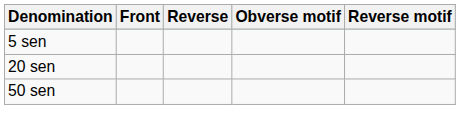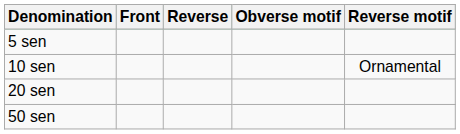+ row: (32, 66)
